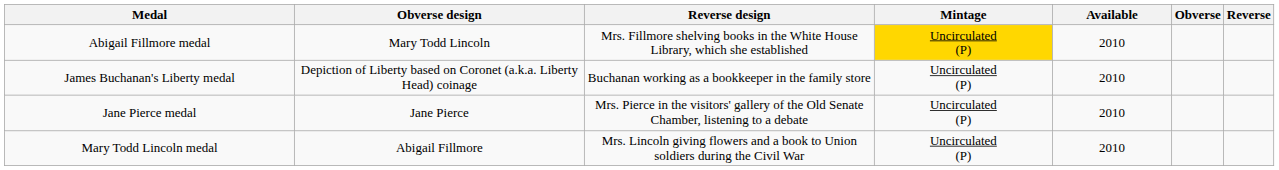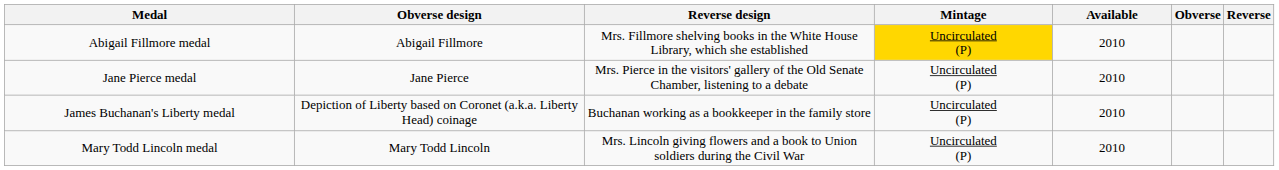(439, 42) Mary Todd Lincoln -> (439, 42) Abigail Fillmore
rows swapped: (150, 112) <-> (150, 77)
(439, 148) Abigail Fillmore -> (439, 148) Mary Todd Lincoln
